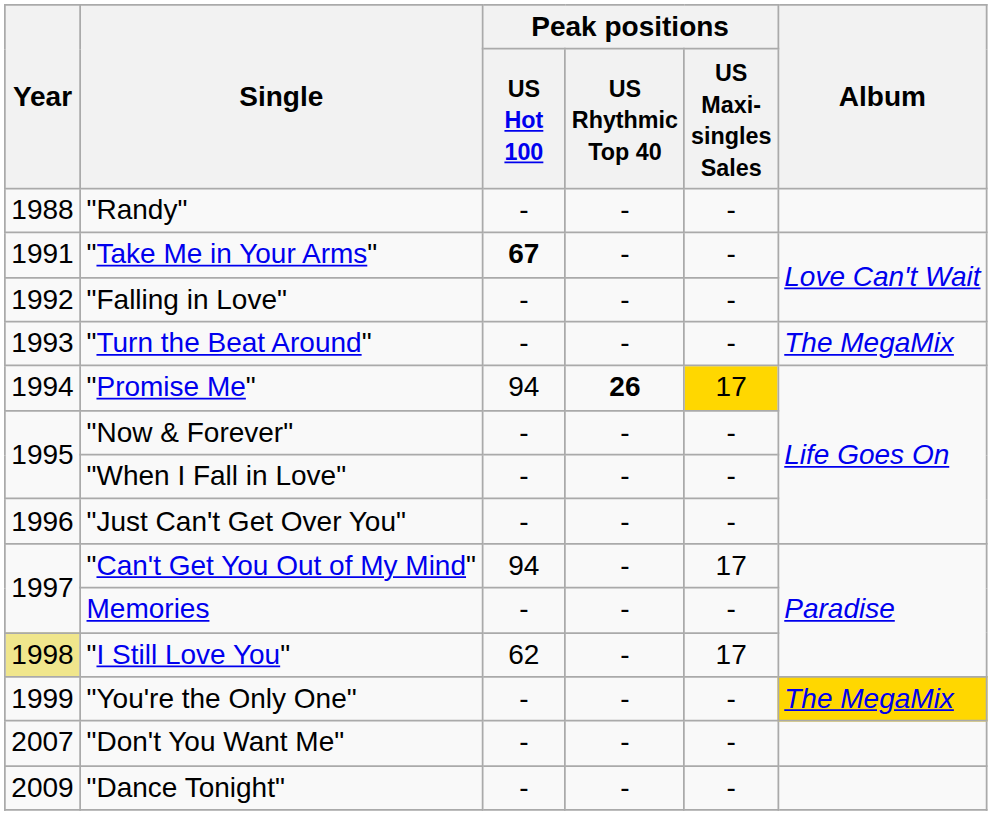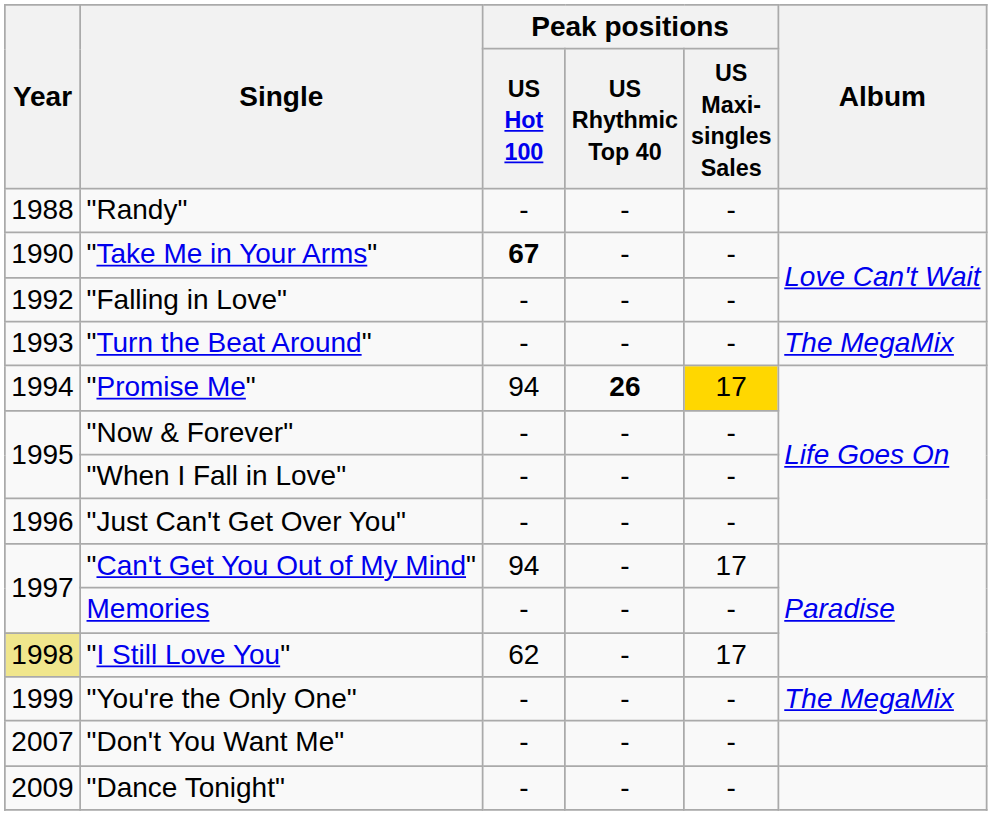(42, 254) 1991 -> (42, 254) 1990
(869, 698) gold background -> (869, 698) no background
